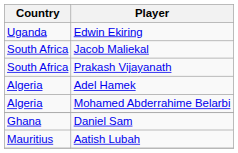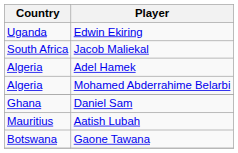- row: (123, 68)
+ row: (112, 140)
